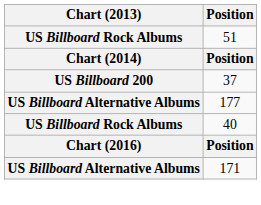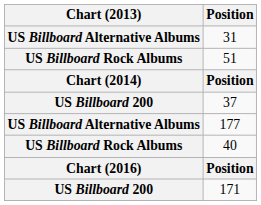+ row: (230, 37)
(104, 168) US Billboard Alternative Albums -> (104, 189) US Billboard 200
